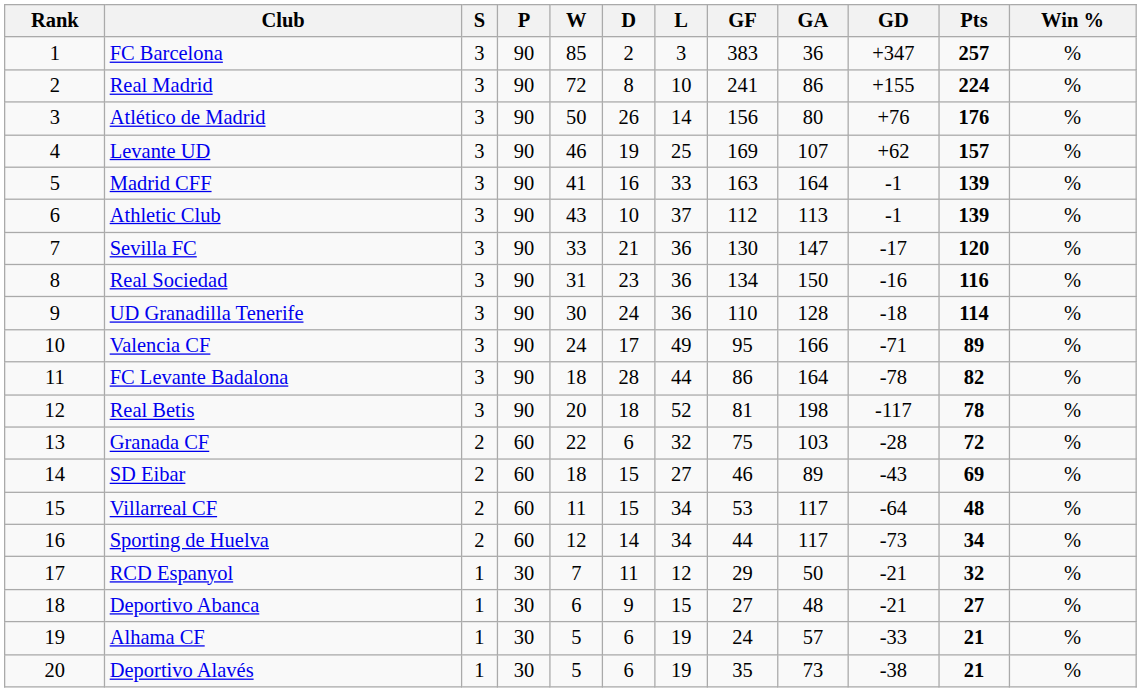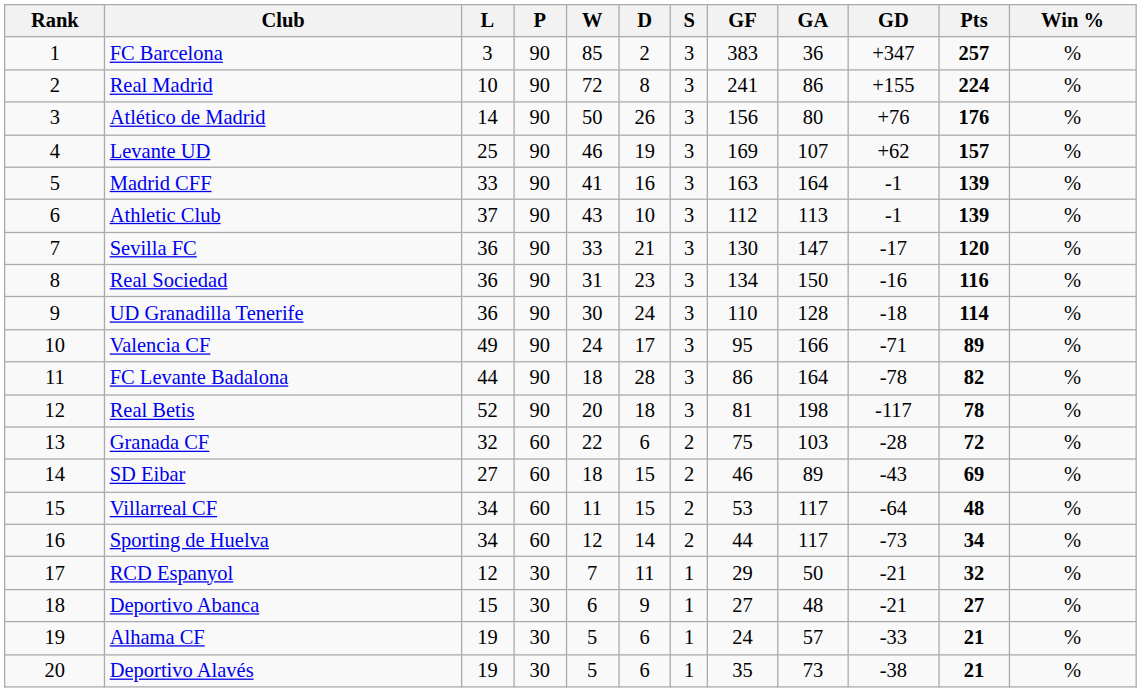columns swapped: (479, 20) <-> (681, 20)
